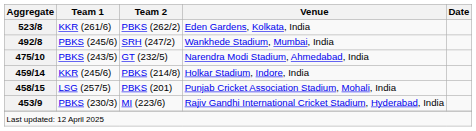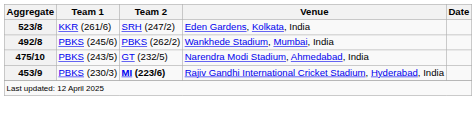(151, 27) PBKS (262/2) -> (148, 27) SRH (247/2)
(148, 42) SRH (247/2) -> (151, 42) PBKS (262/2)
- row: (85, 73)
- row: (85, 88)
(143, 103) normal -> (143, 73) bold
